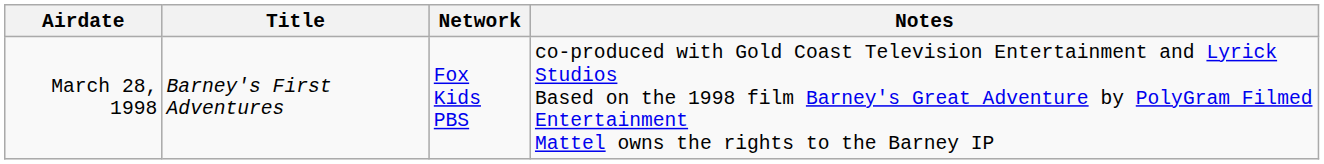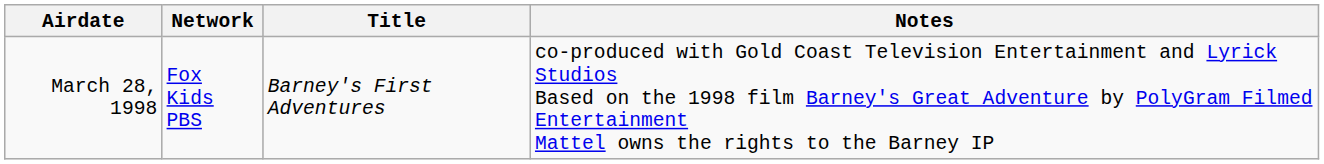columns swapped: (296, 21) <-> (480, 21)
